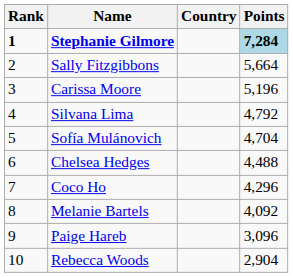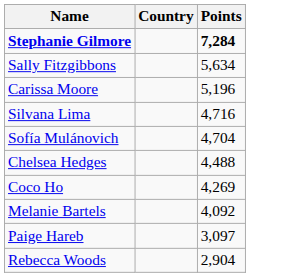- column: (26, 16)
(261, 41) lightblue background -> (218, 41) no background
(261, 65) 5,664 -> (218, 65) 5,634
(261, 114) 4,792 -> (218, 114) 4,716
(261, 187) 4,296 -> (218, 187) 4,269
(261, 235) 3,096 -> (218, 235) 3,097
